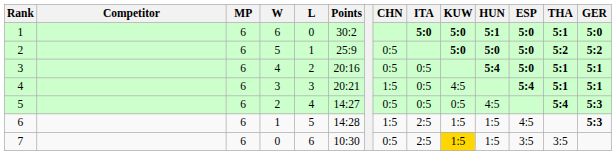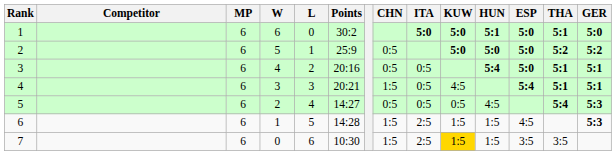(390, 141) 0:5 -> (390, 141) 1:5
